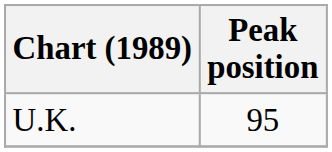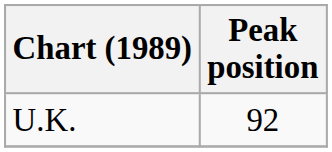(263, 119) 95 -> (263, 119) 92
